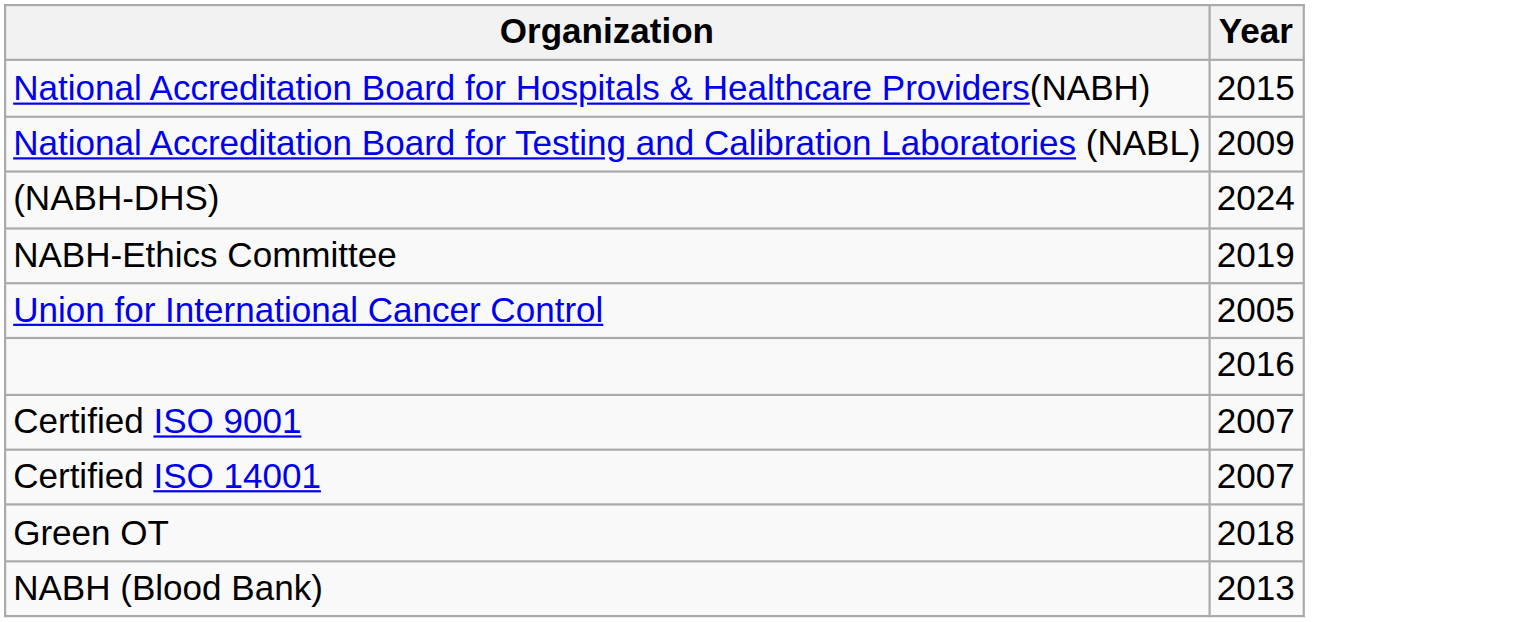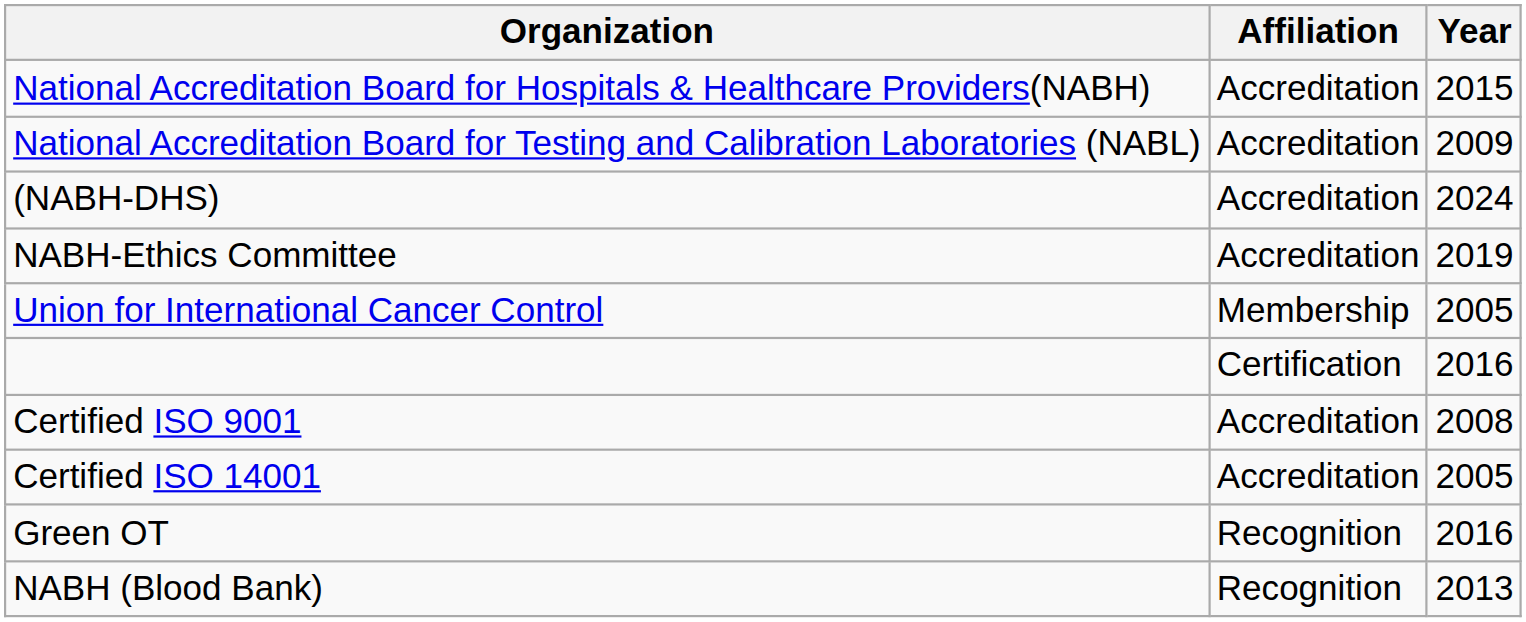+ column: (1318, 32)
(1256, 421) 2007 -> (1475, 421) 2008
(1256, 476) 2007 -> (1475, 476) 2005
(1256, 532) 2018 -> (1475, 532) 2016
